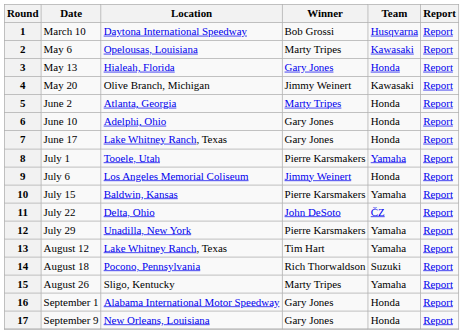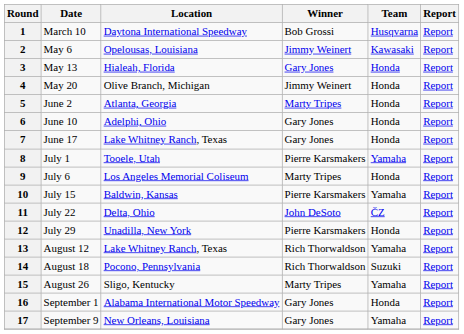(313, 49) Marty Tripes -> (318, 49) Jimmy Weinert
(392, 85) Kawasaki -> (385, 85) Honda
(318, 176) Jimmy Weinert -> (313, 176) Marty Tripes
(388, 230) Yamaha -> (385, 230) Honda
(305, 248) Tim Hart -> (325, 248) Rich Thorwaldson
(385, 320) Honda -> (388, 320) Yamaha
